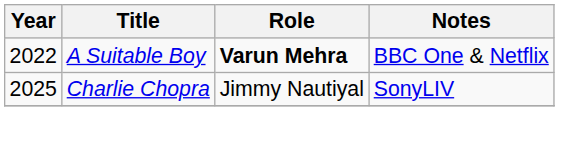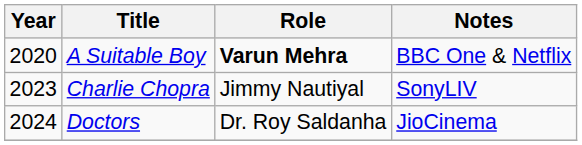(33, 55) 2022 -> (33, 55) 2020
(33, 88) 2025 -> (33, 88) 2023
+ row: (103, 122)
